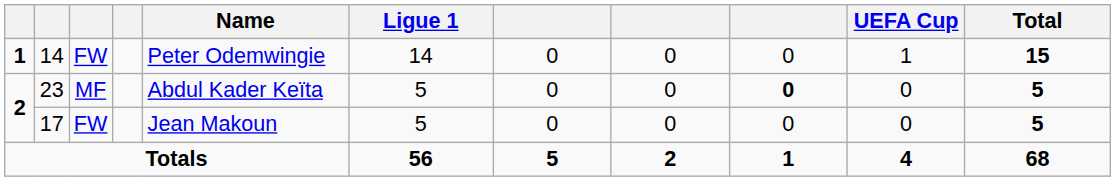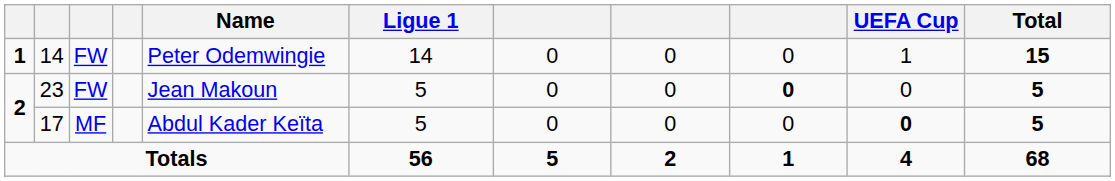(91, 90) MF -> (91, 90) FW
(235, 90) Abdul Kader Keïta -> (212, 90) Jean Makoun
(91, 124) FW -> (91, 124) MF
(212, 124) Jean Makoun -> (235, 124) Abdul Kader Keïta
(906, 124) normal -> (906, 124) bold
